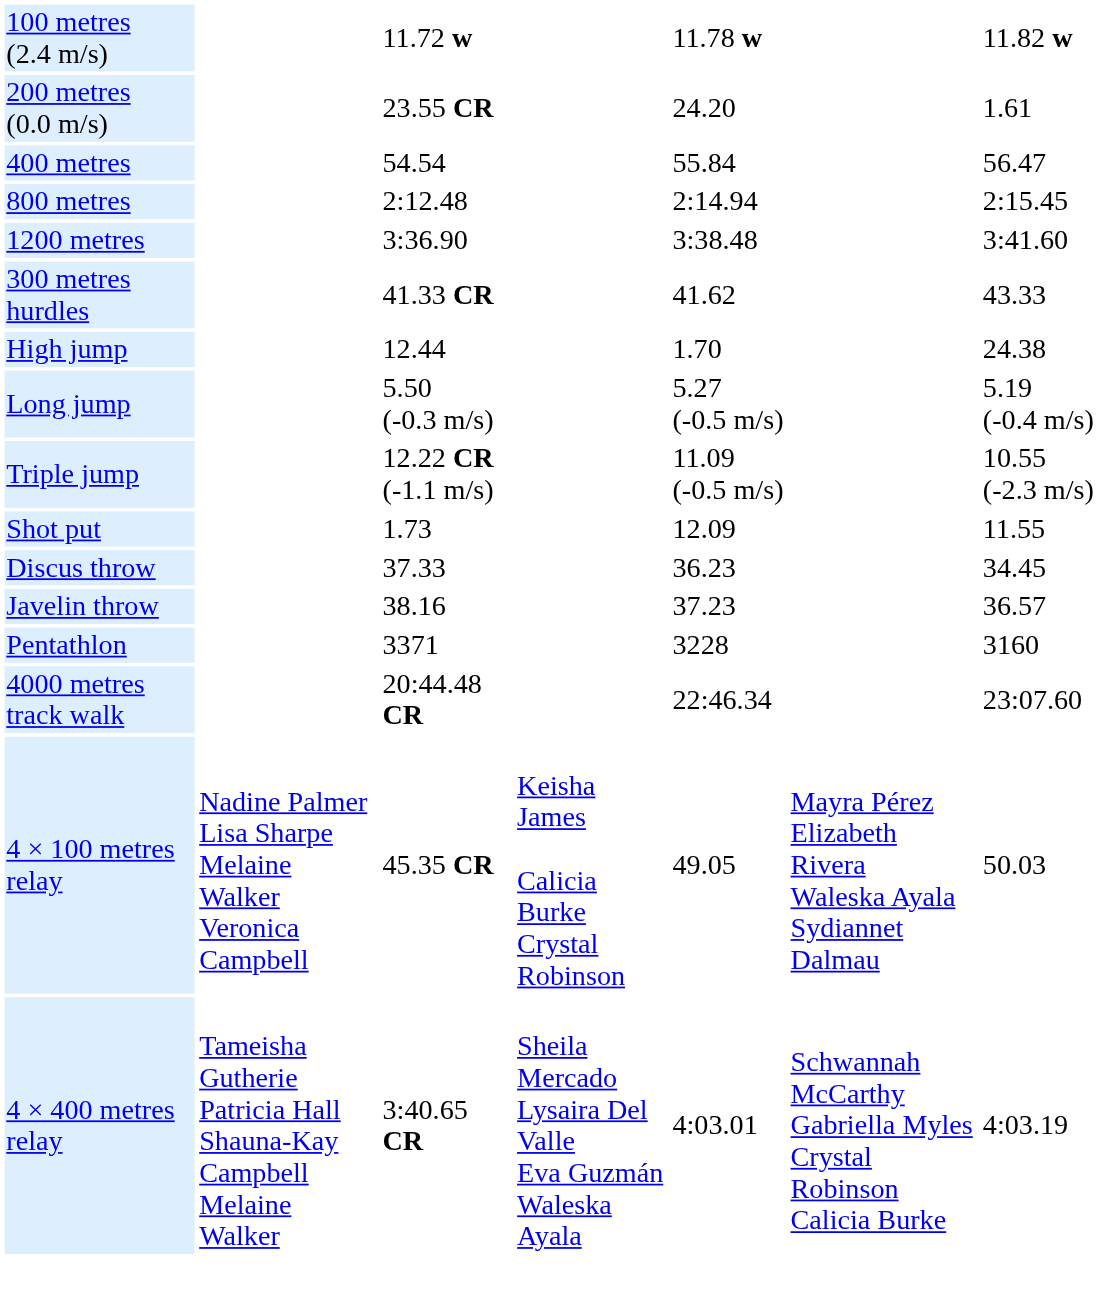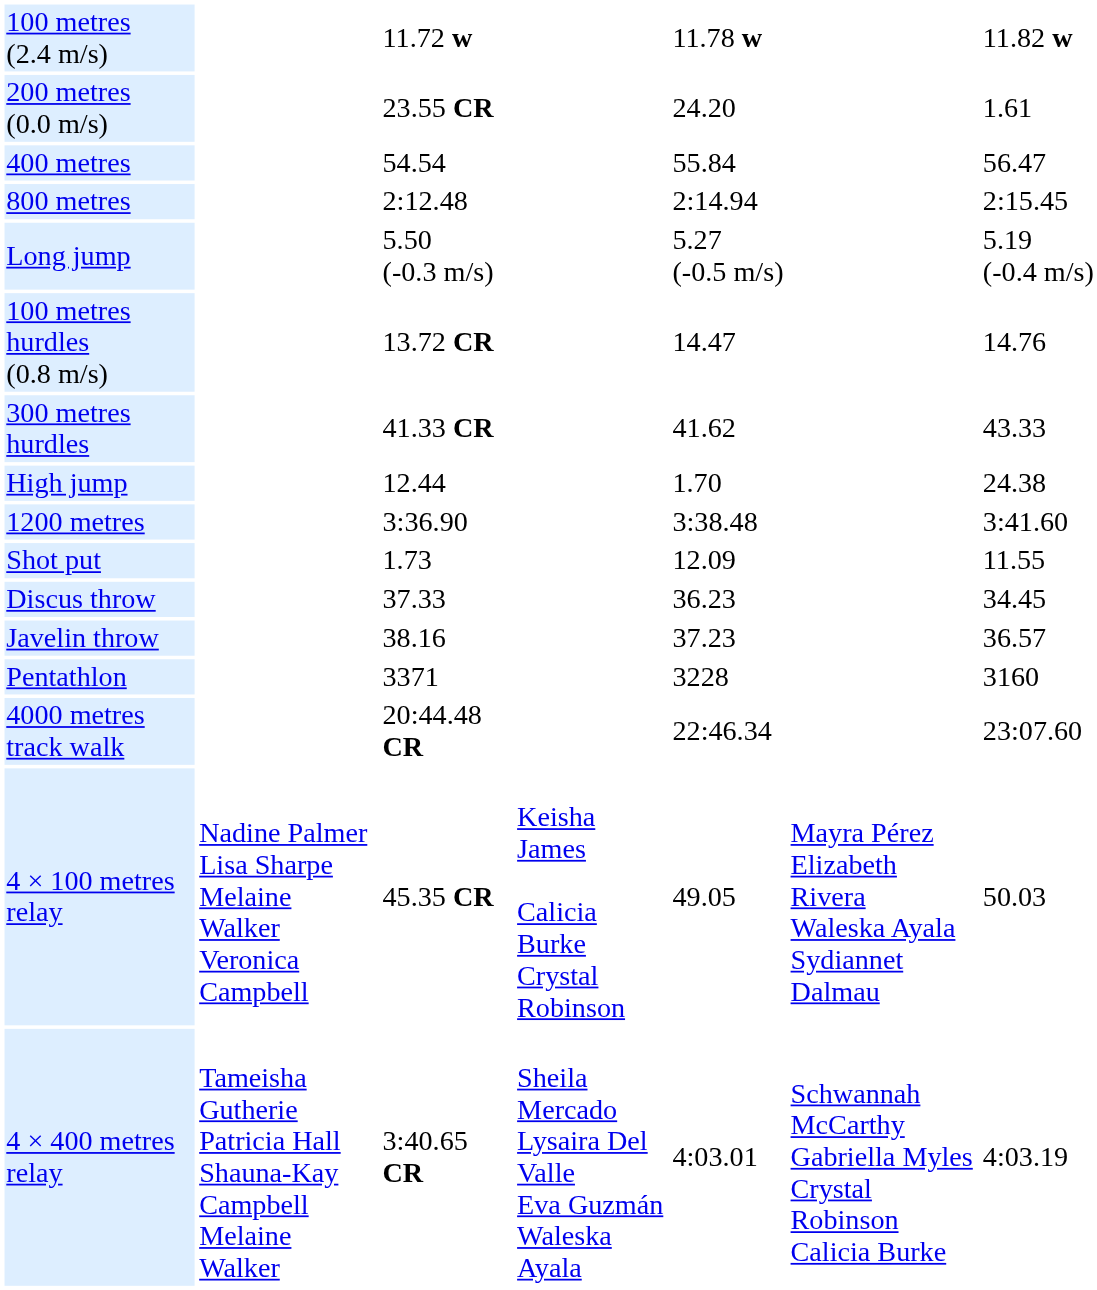rows swapped: (75, 239) <-> (68, 403)
+ row: (68, 342)
- row: (73, 474)
